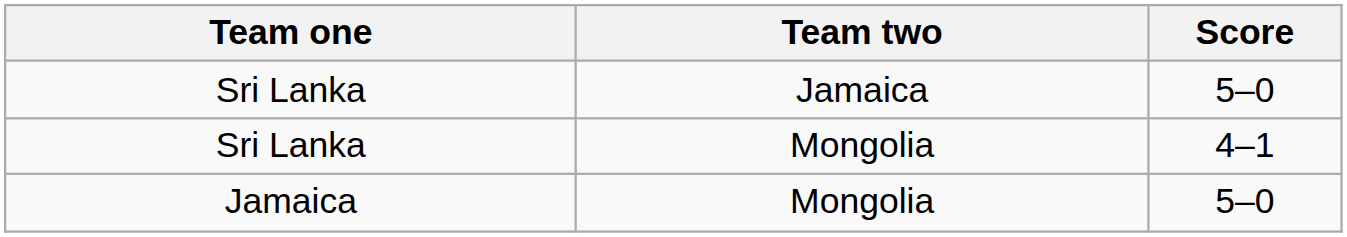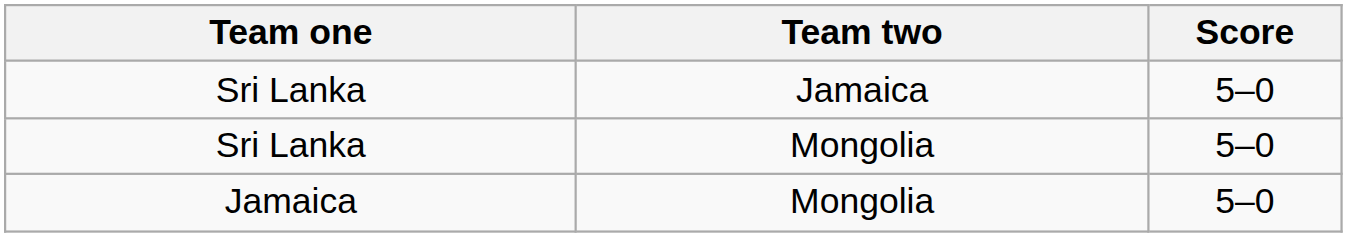(1245, 145) 4–1 -> (1245, 145) 5–0
